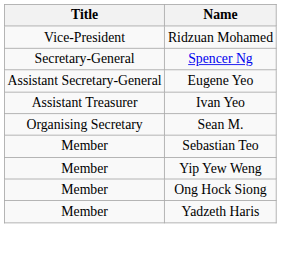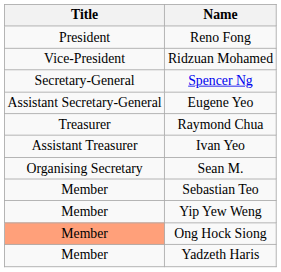+ row: (220, 37)
+ row: (220, 124)
(85, 189) no background -> (85, 233) lightsalmon background
